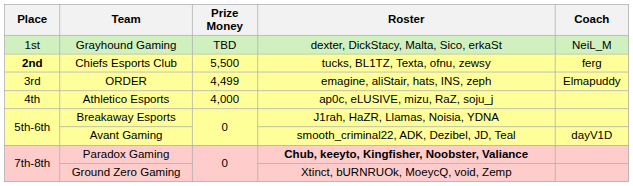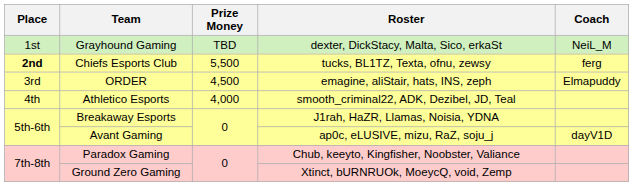(225, 81) 4,499 -> (225, 81) 4,500
(406, 99) ap0c, eLUSIVE, mizu, RaZ, soju_j -> (406, 99) smooth_criminal22, ADK, Dezibel, JD, Teal
(406, 136) smooth_criminal22, ADK, Dezibel, JD, Teal -> (406, 136) ap0c, eLUSIVE, mizu, RaZ, soju_j
(406, 154) bold -> (406, 154) normal
